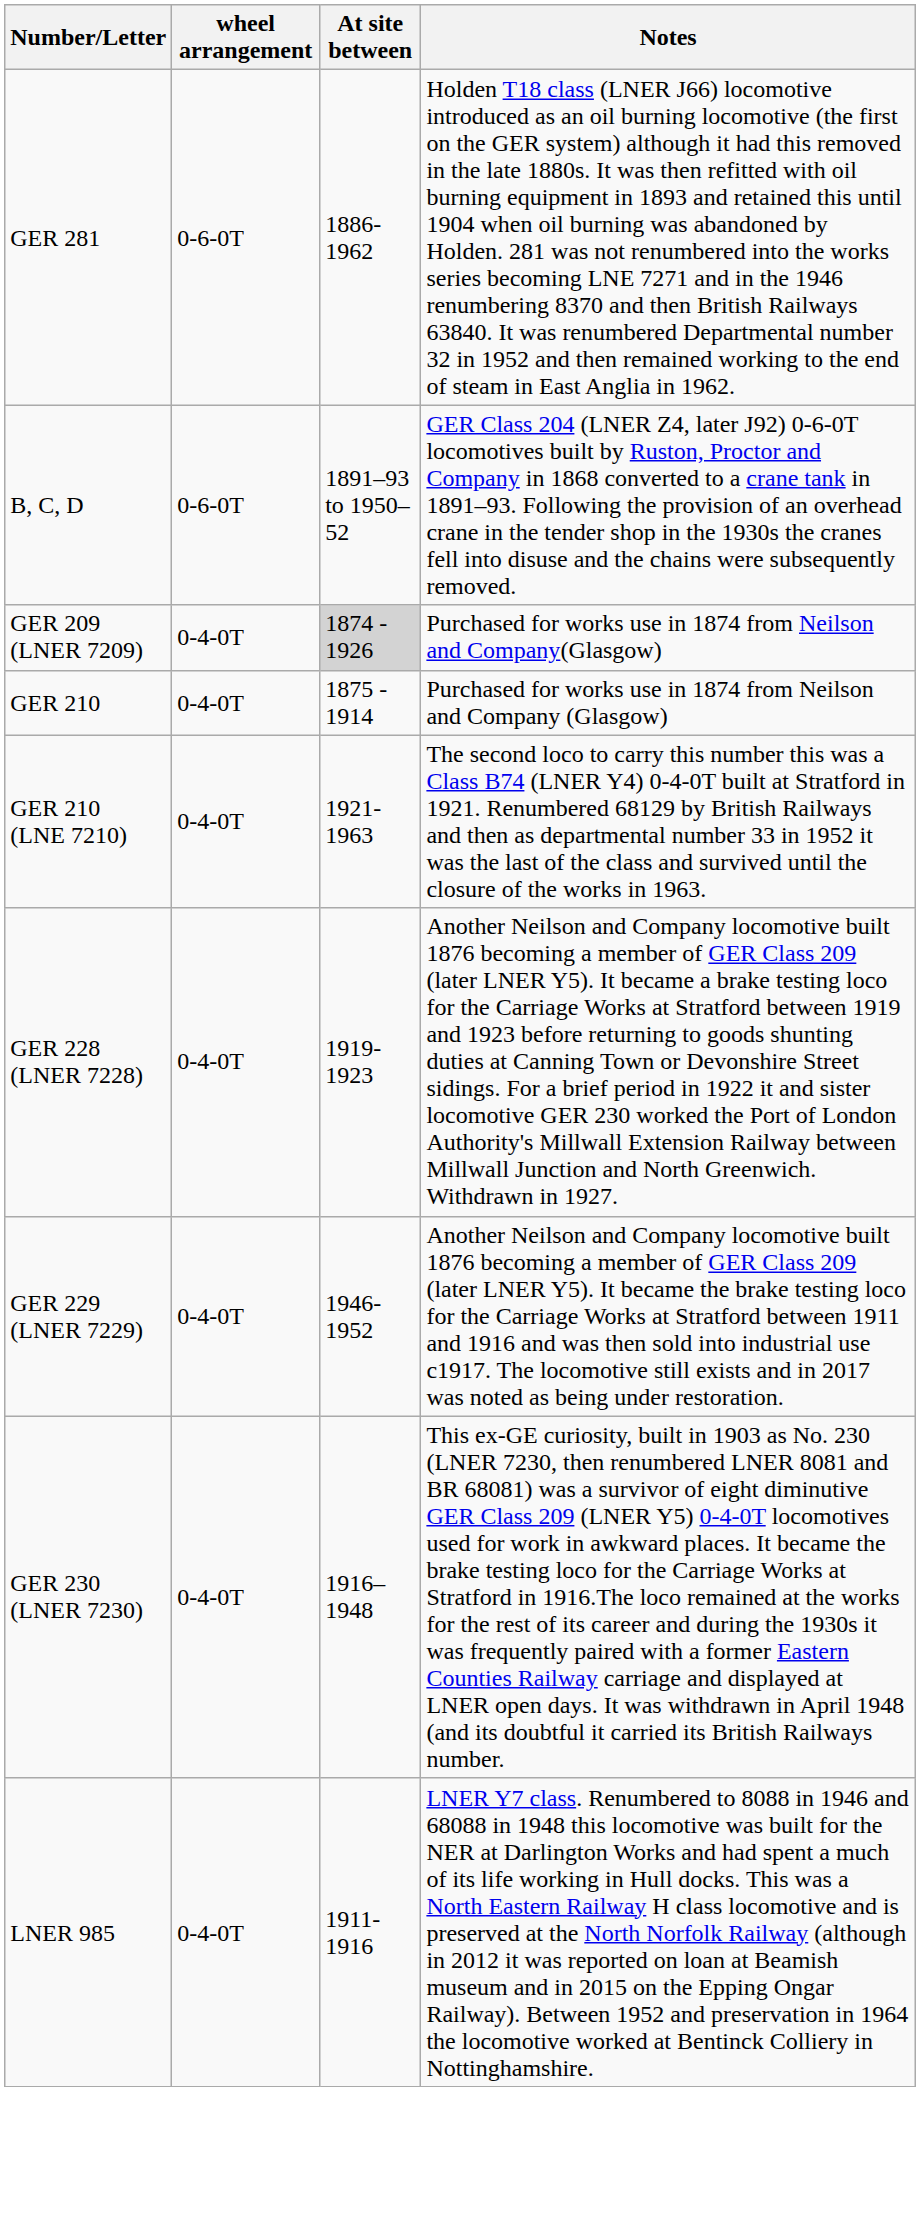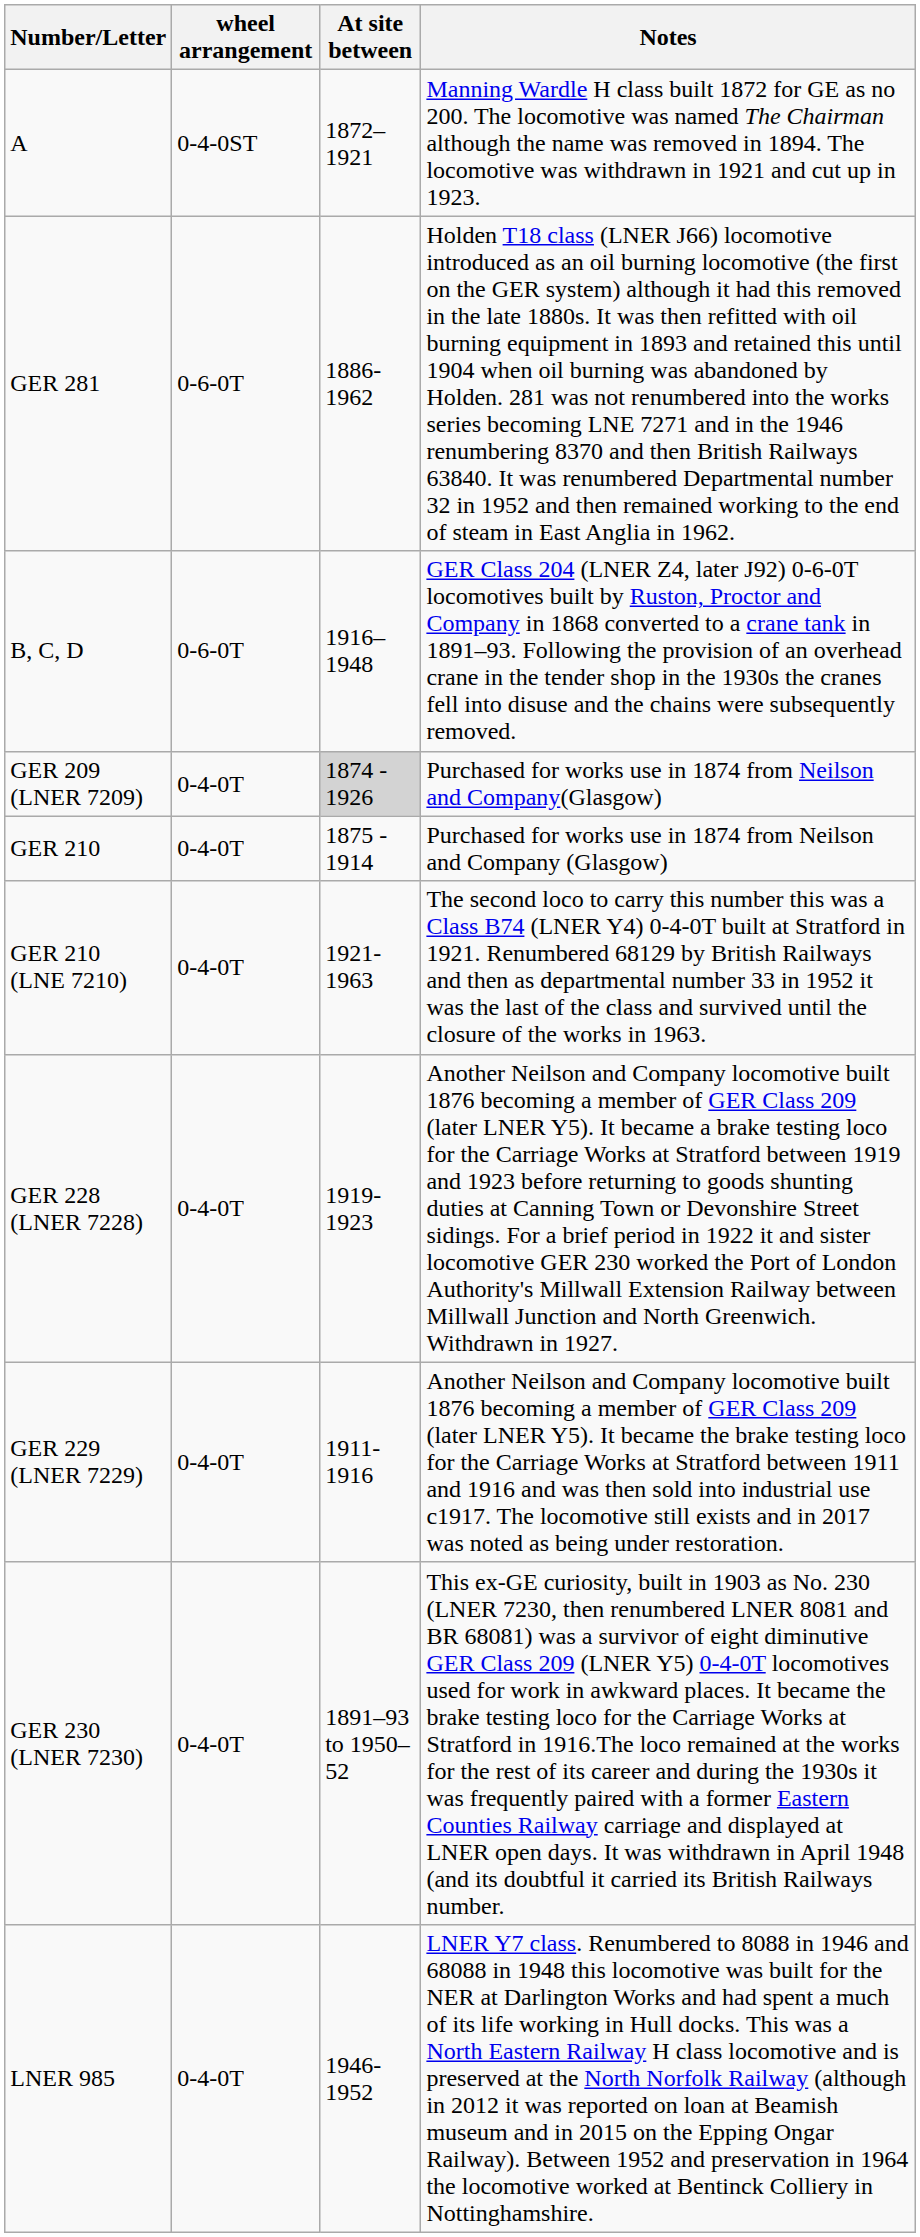+ row: (19, 142)
(367, 504) 1891–93 to 1950–52 -> (355, 650) 1916–1948
(353, 1315) 1946-1952 -> (353, 1462) 1911-1916
(355, 1597) 1916–1948 -> (367, 1743) 1891–93 to 1950–52
(353, 1932) 1911-1916 -> (353, 2078) 1946-1952
